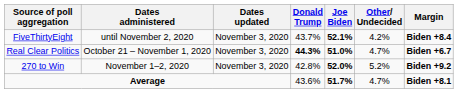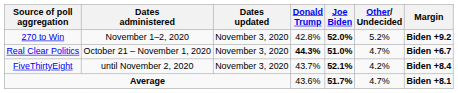rows swapped: (43, 66) <-> (43, 37)
